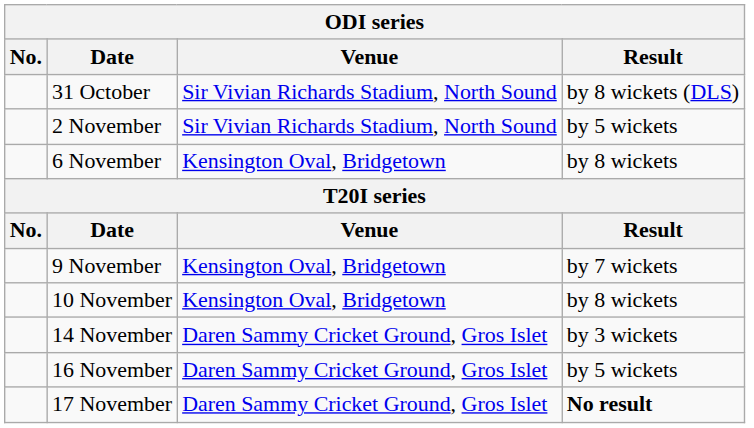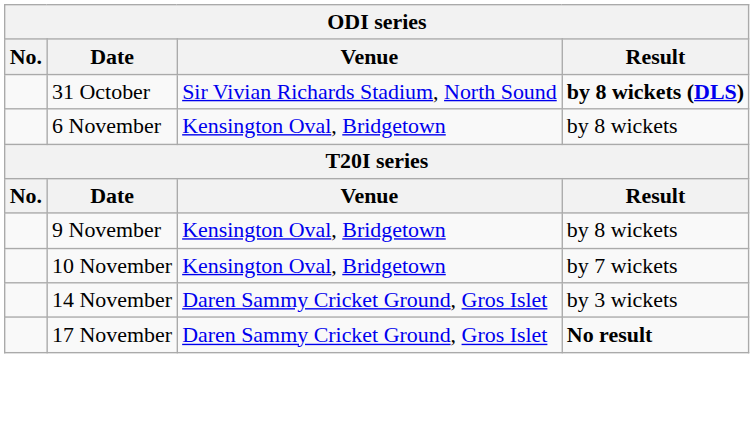(653, 91) normal -> (655, 91) bold
- row: (107, 126)
(622, 265) by 7 wickets -> (622, 230) by 8 wickets
(622, 299) by 8 wickets -> (622, 265) by 7 wickets
- row: (112, 369)
